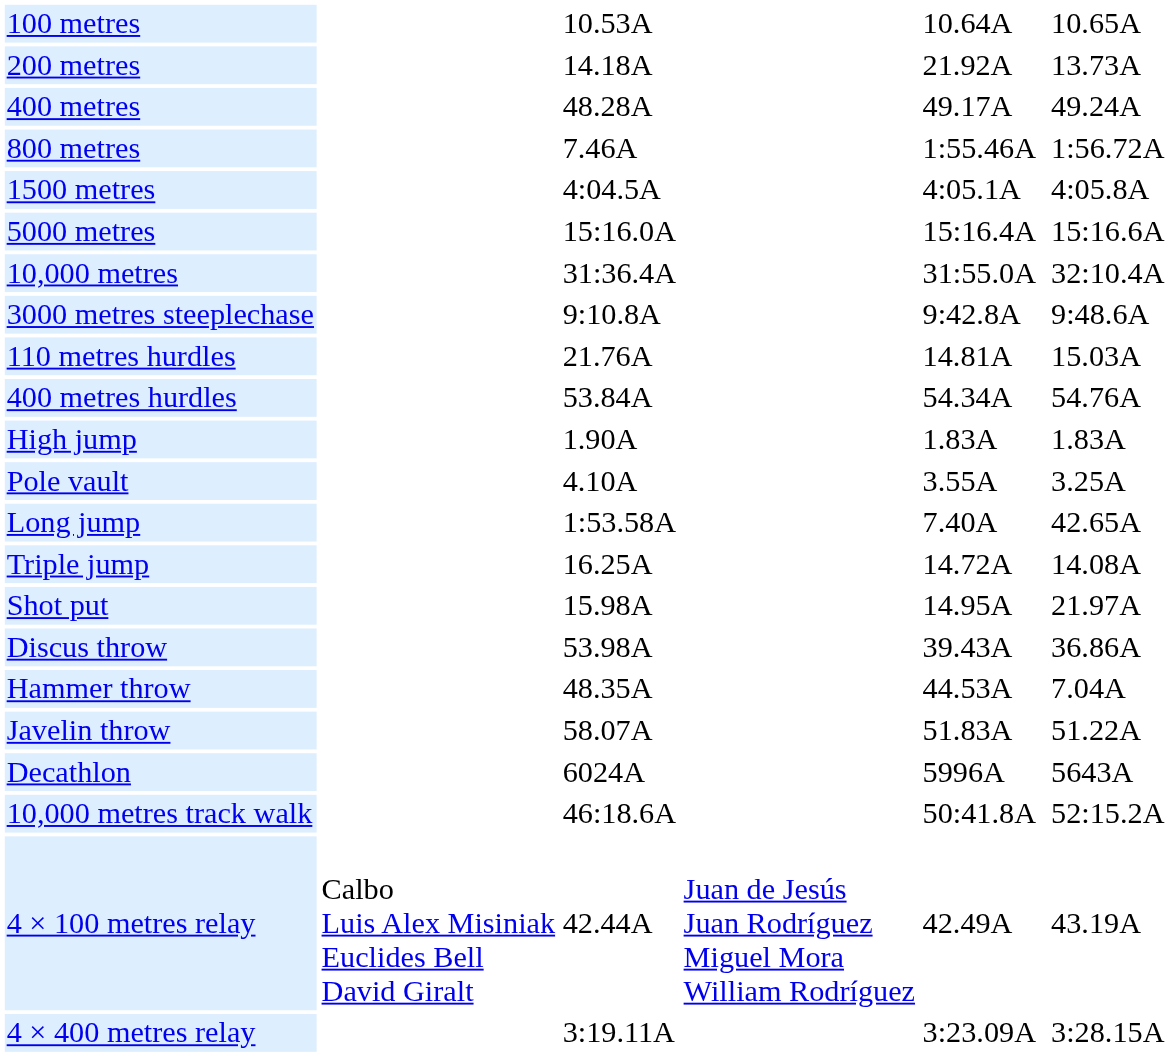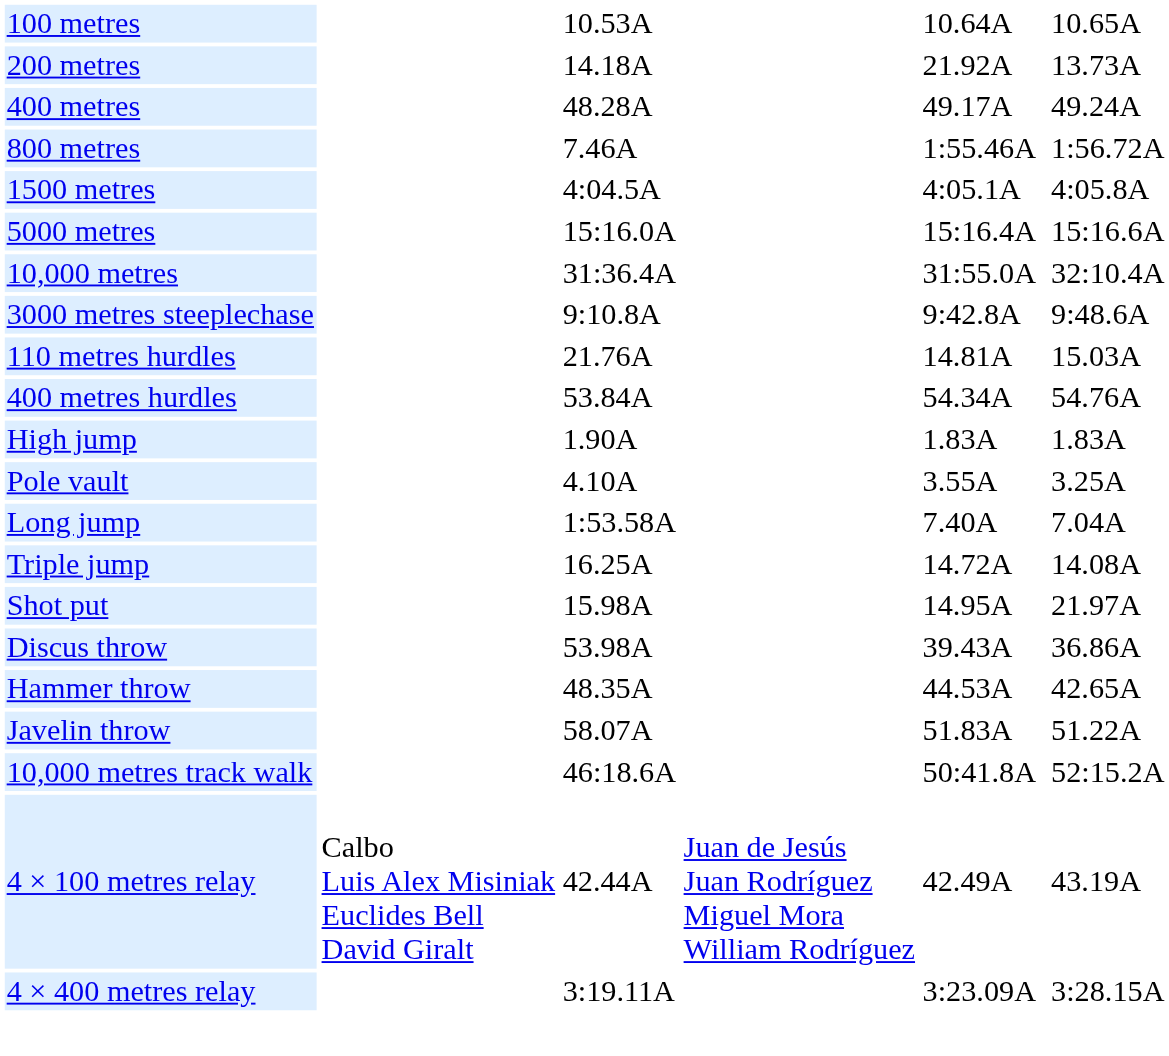(1096, 522) 42.65A -> (1088, 522) 7.04A
(1088, 688) 7.04A -> (1096, 688) 42.65A
- row: (69, 771)
